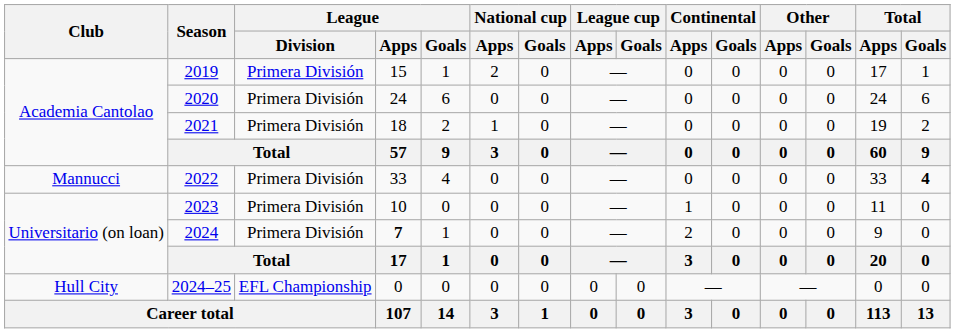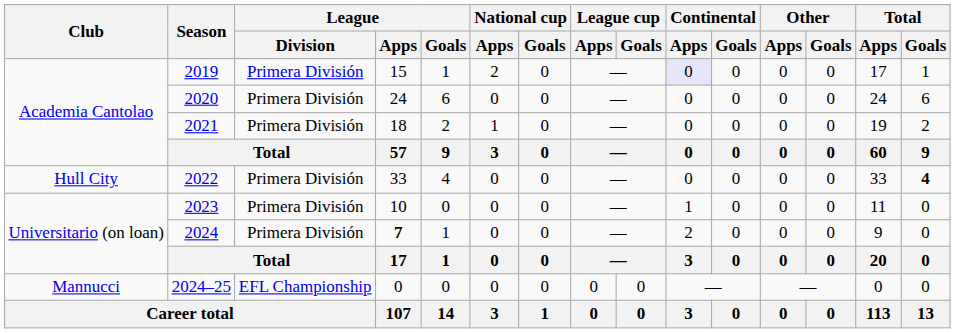(689, 71) no background -> (689, 71) lavender background
(86, 179) Mannucci -> (86, 179) Hull City
(86, 286) Hull City -> (86, 286) Mannucci
